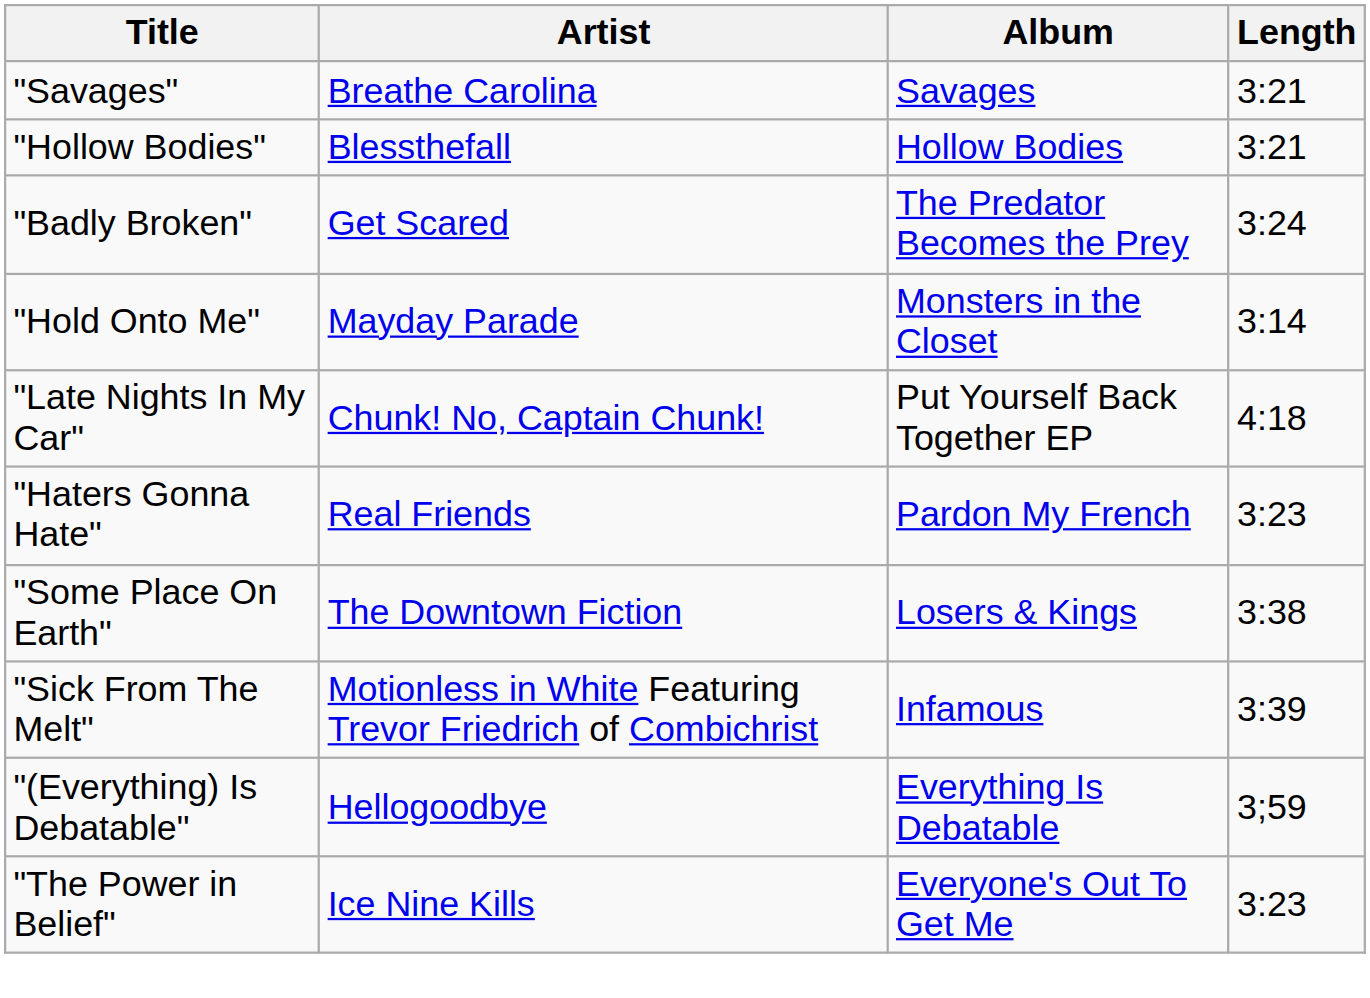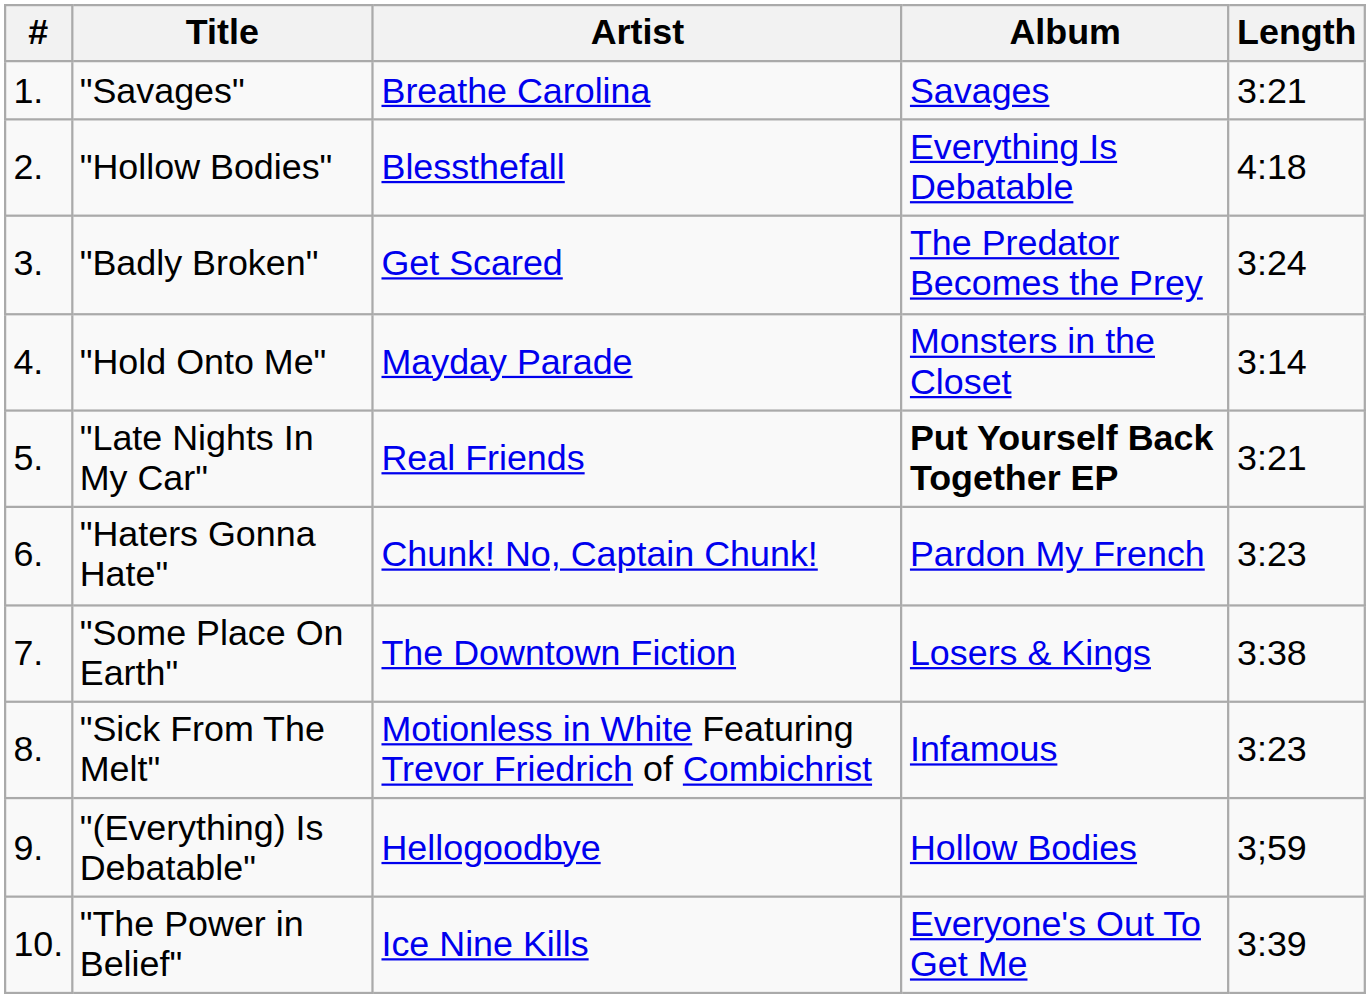+ column: (38, 32)
(1010, 146) Hollow Bodies -> (1014, 166) Everything Is Debatable
(1272, 146) 3:21 -> (1272, 166) 4:18
(546, 417) Chunk! No, Captain Chunk! -> (483, 458) Real Friends
(1036, 417) normal -> (1062, 458) bold
(1272, 417) 4:18 -> (1272, 458) 3:21
(429, 515) Real Friends -> (600, 555) Chunk! No, Captain Chunk!
(1272, 709) 3:39 -> (1272, 749) 3:23
(1000, 806) Everything Is Debatable -> (1023, 846) Hollow Bodies
(1272, 903) 3:23 -> (1272, 944) 3:39
